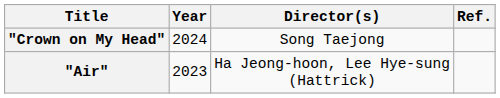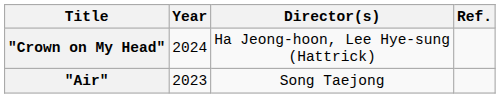(332, 40) Song Taejong -> (332, 49) Ha Jeong-hoon, Lee Hye-sung (Hattrick)
(332, 72) Ha Jeong-hoon, Lee Hye-sung (Hattrick) -> (332, 81) Song Taejong
